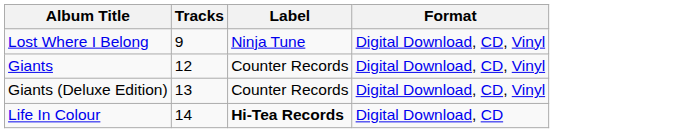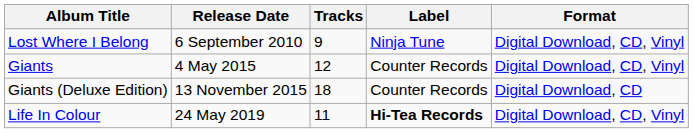+ column: (241, 16)
(183, 90) 13 -> (323, 90) 18
(450, 90) Digital Download, CD, Vinyl -> (569, 90) Digital Download, CD
(183, 115) 14 -> (322, 115) 11
(429, 115) Digital Download, CD -> (590, 115) Digital Download, CD, Vinyl
